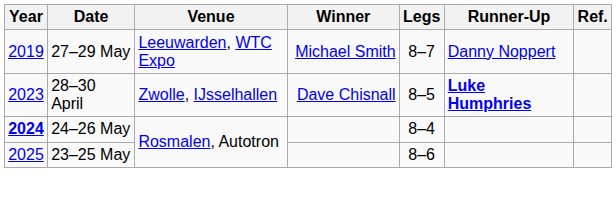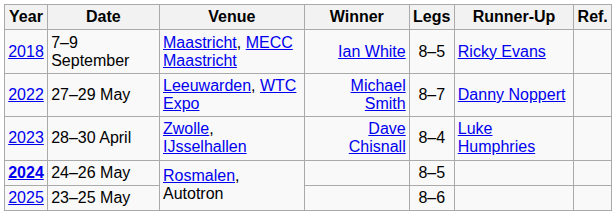+ row: (90, 51)
(26, 51) 2019 -> (26, 94) 2022
(422, 94) 8–5 -> (432, 138) 8–4
(489, 94) bold -> (496, 138) normal
(422, 129) 8–4 -> (432, 172) 8–5
